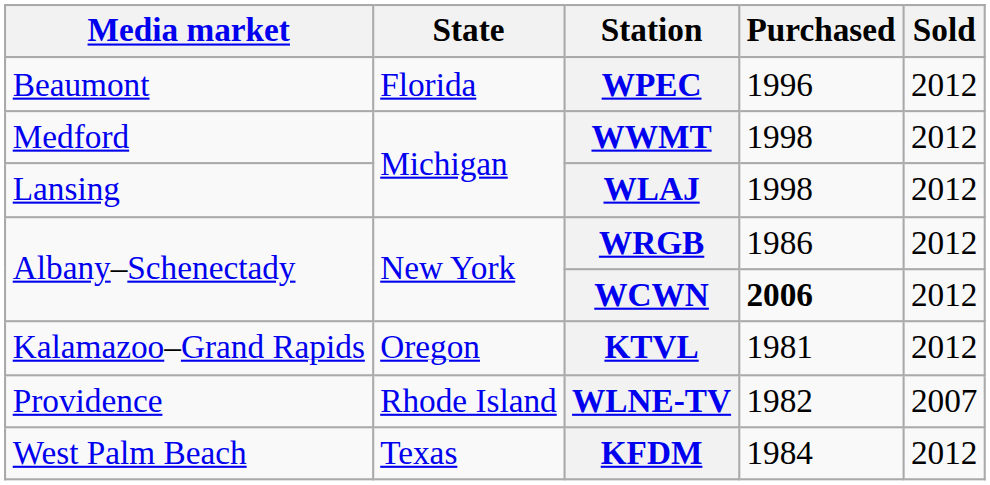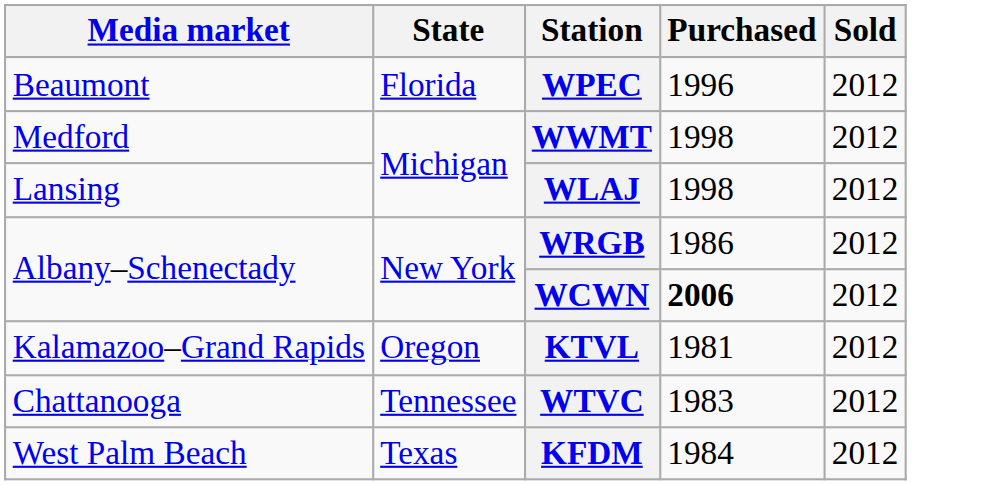- row: (652, 400)
+ row: (592, 400)
